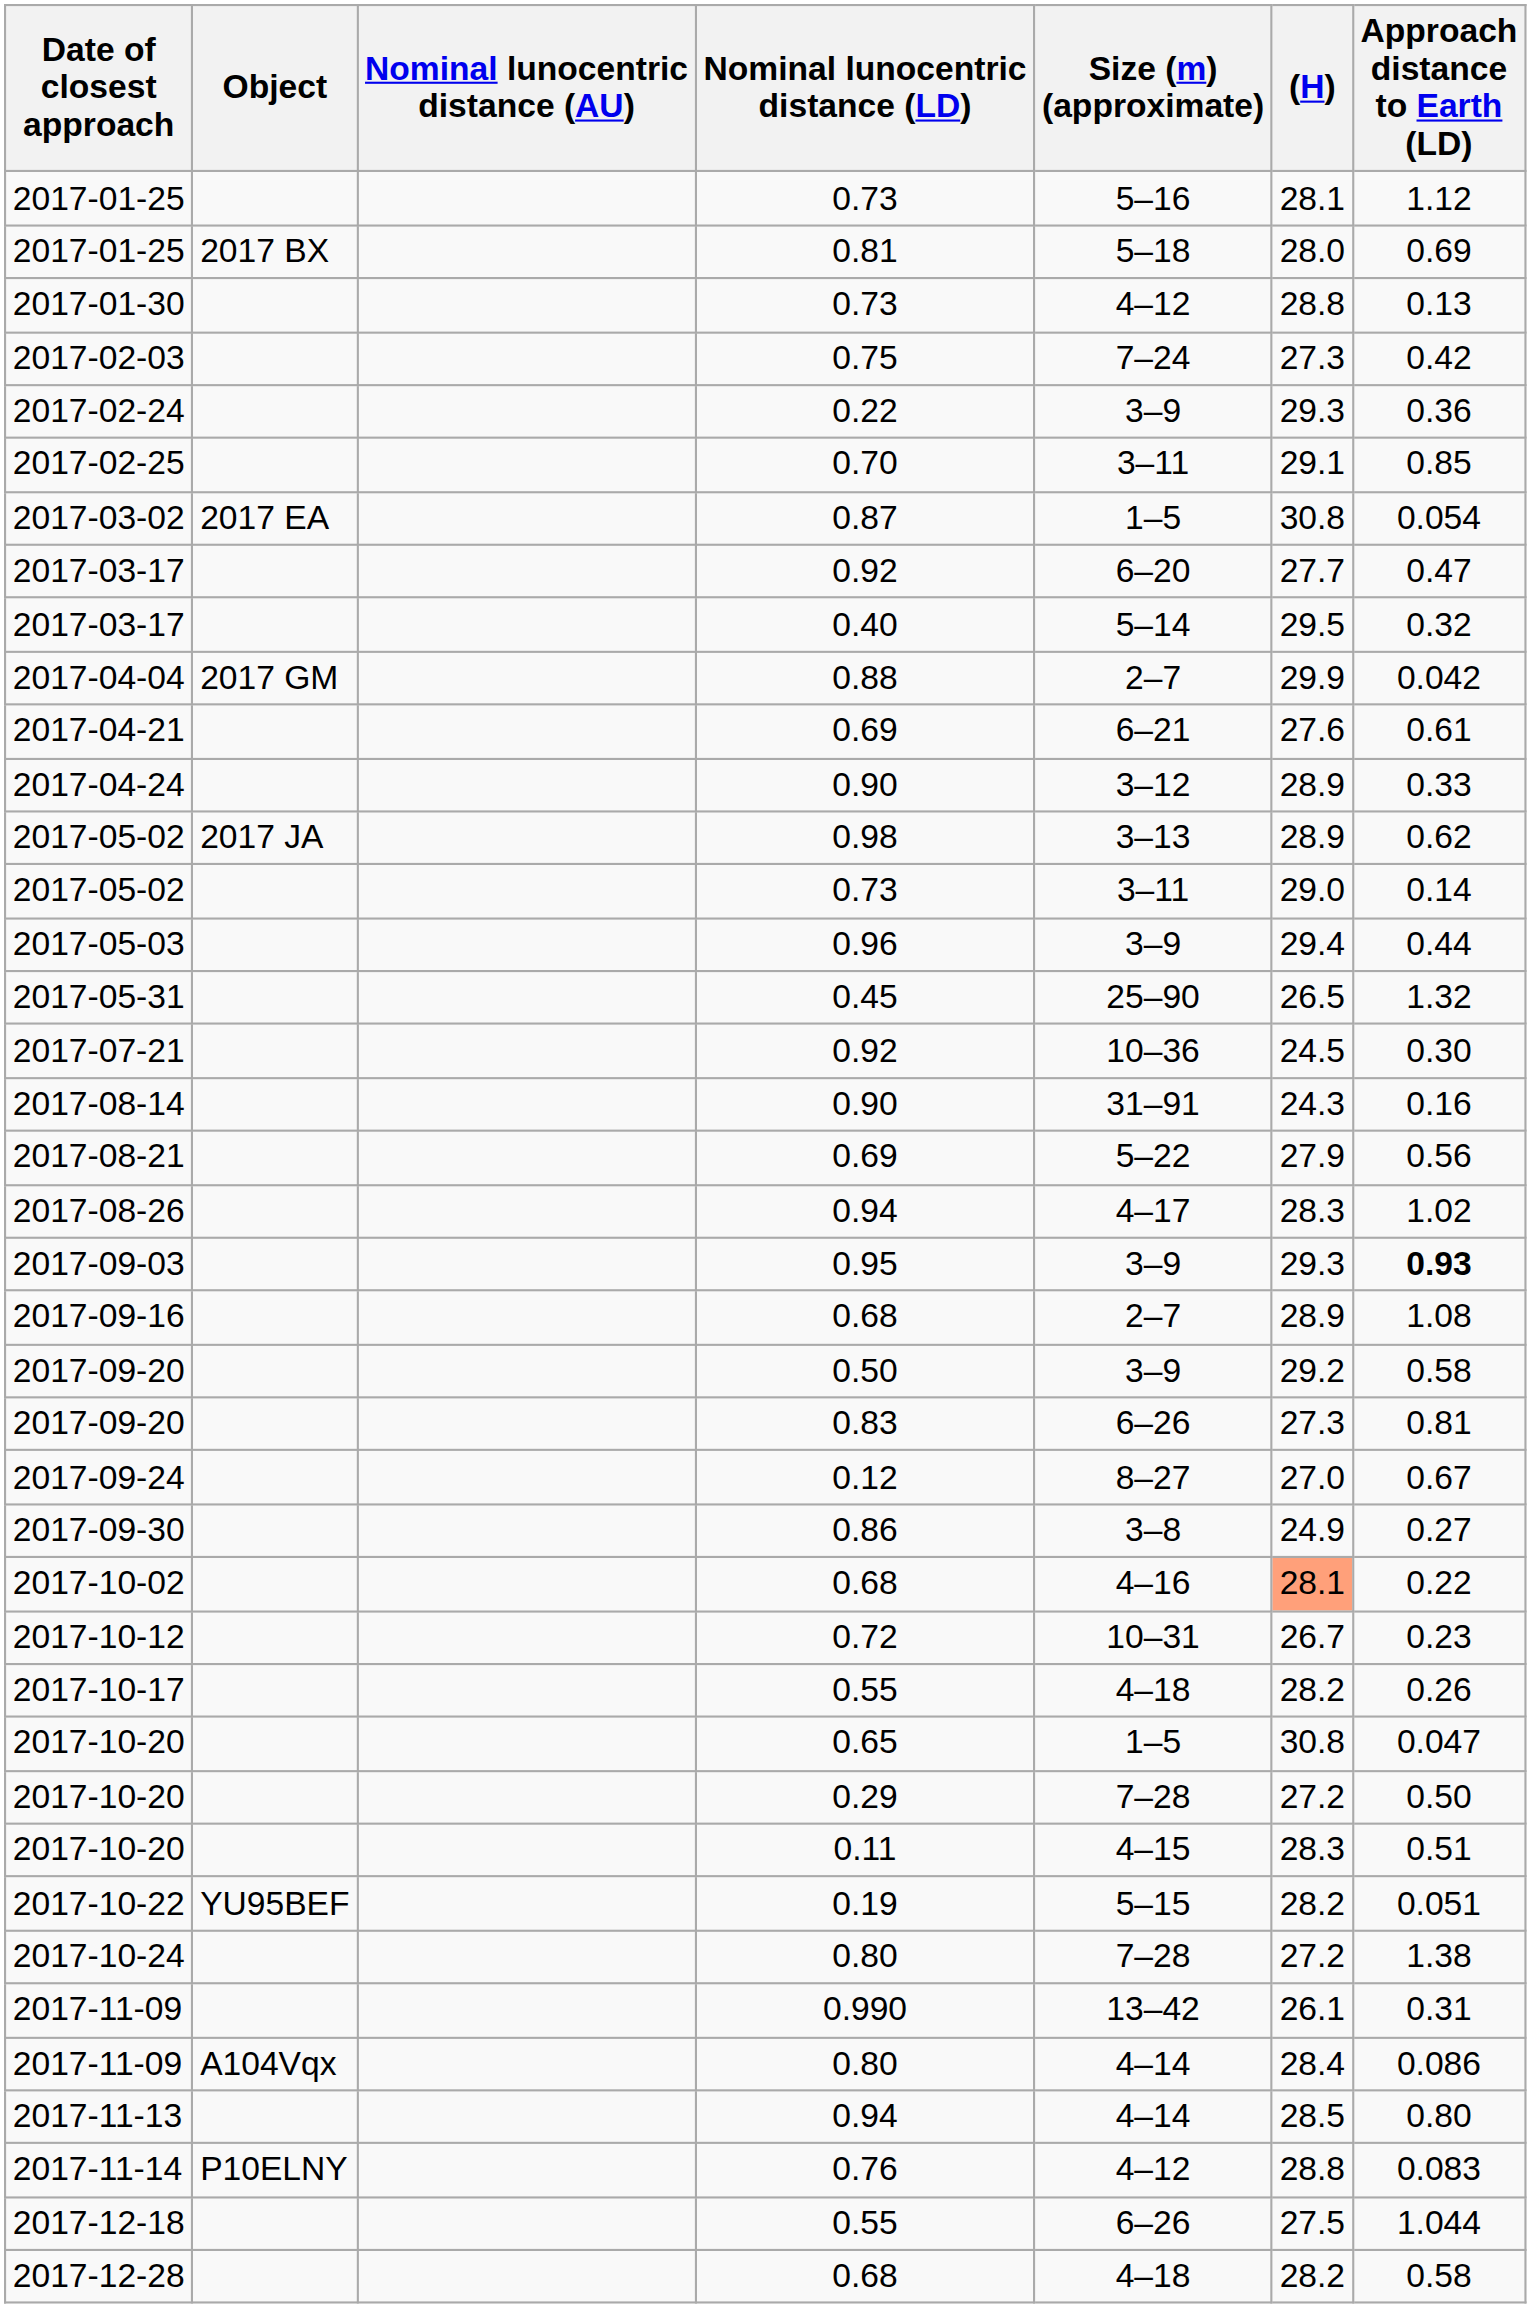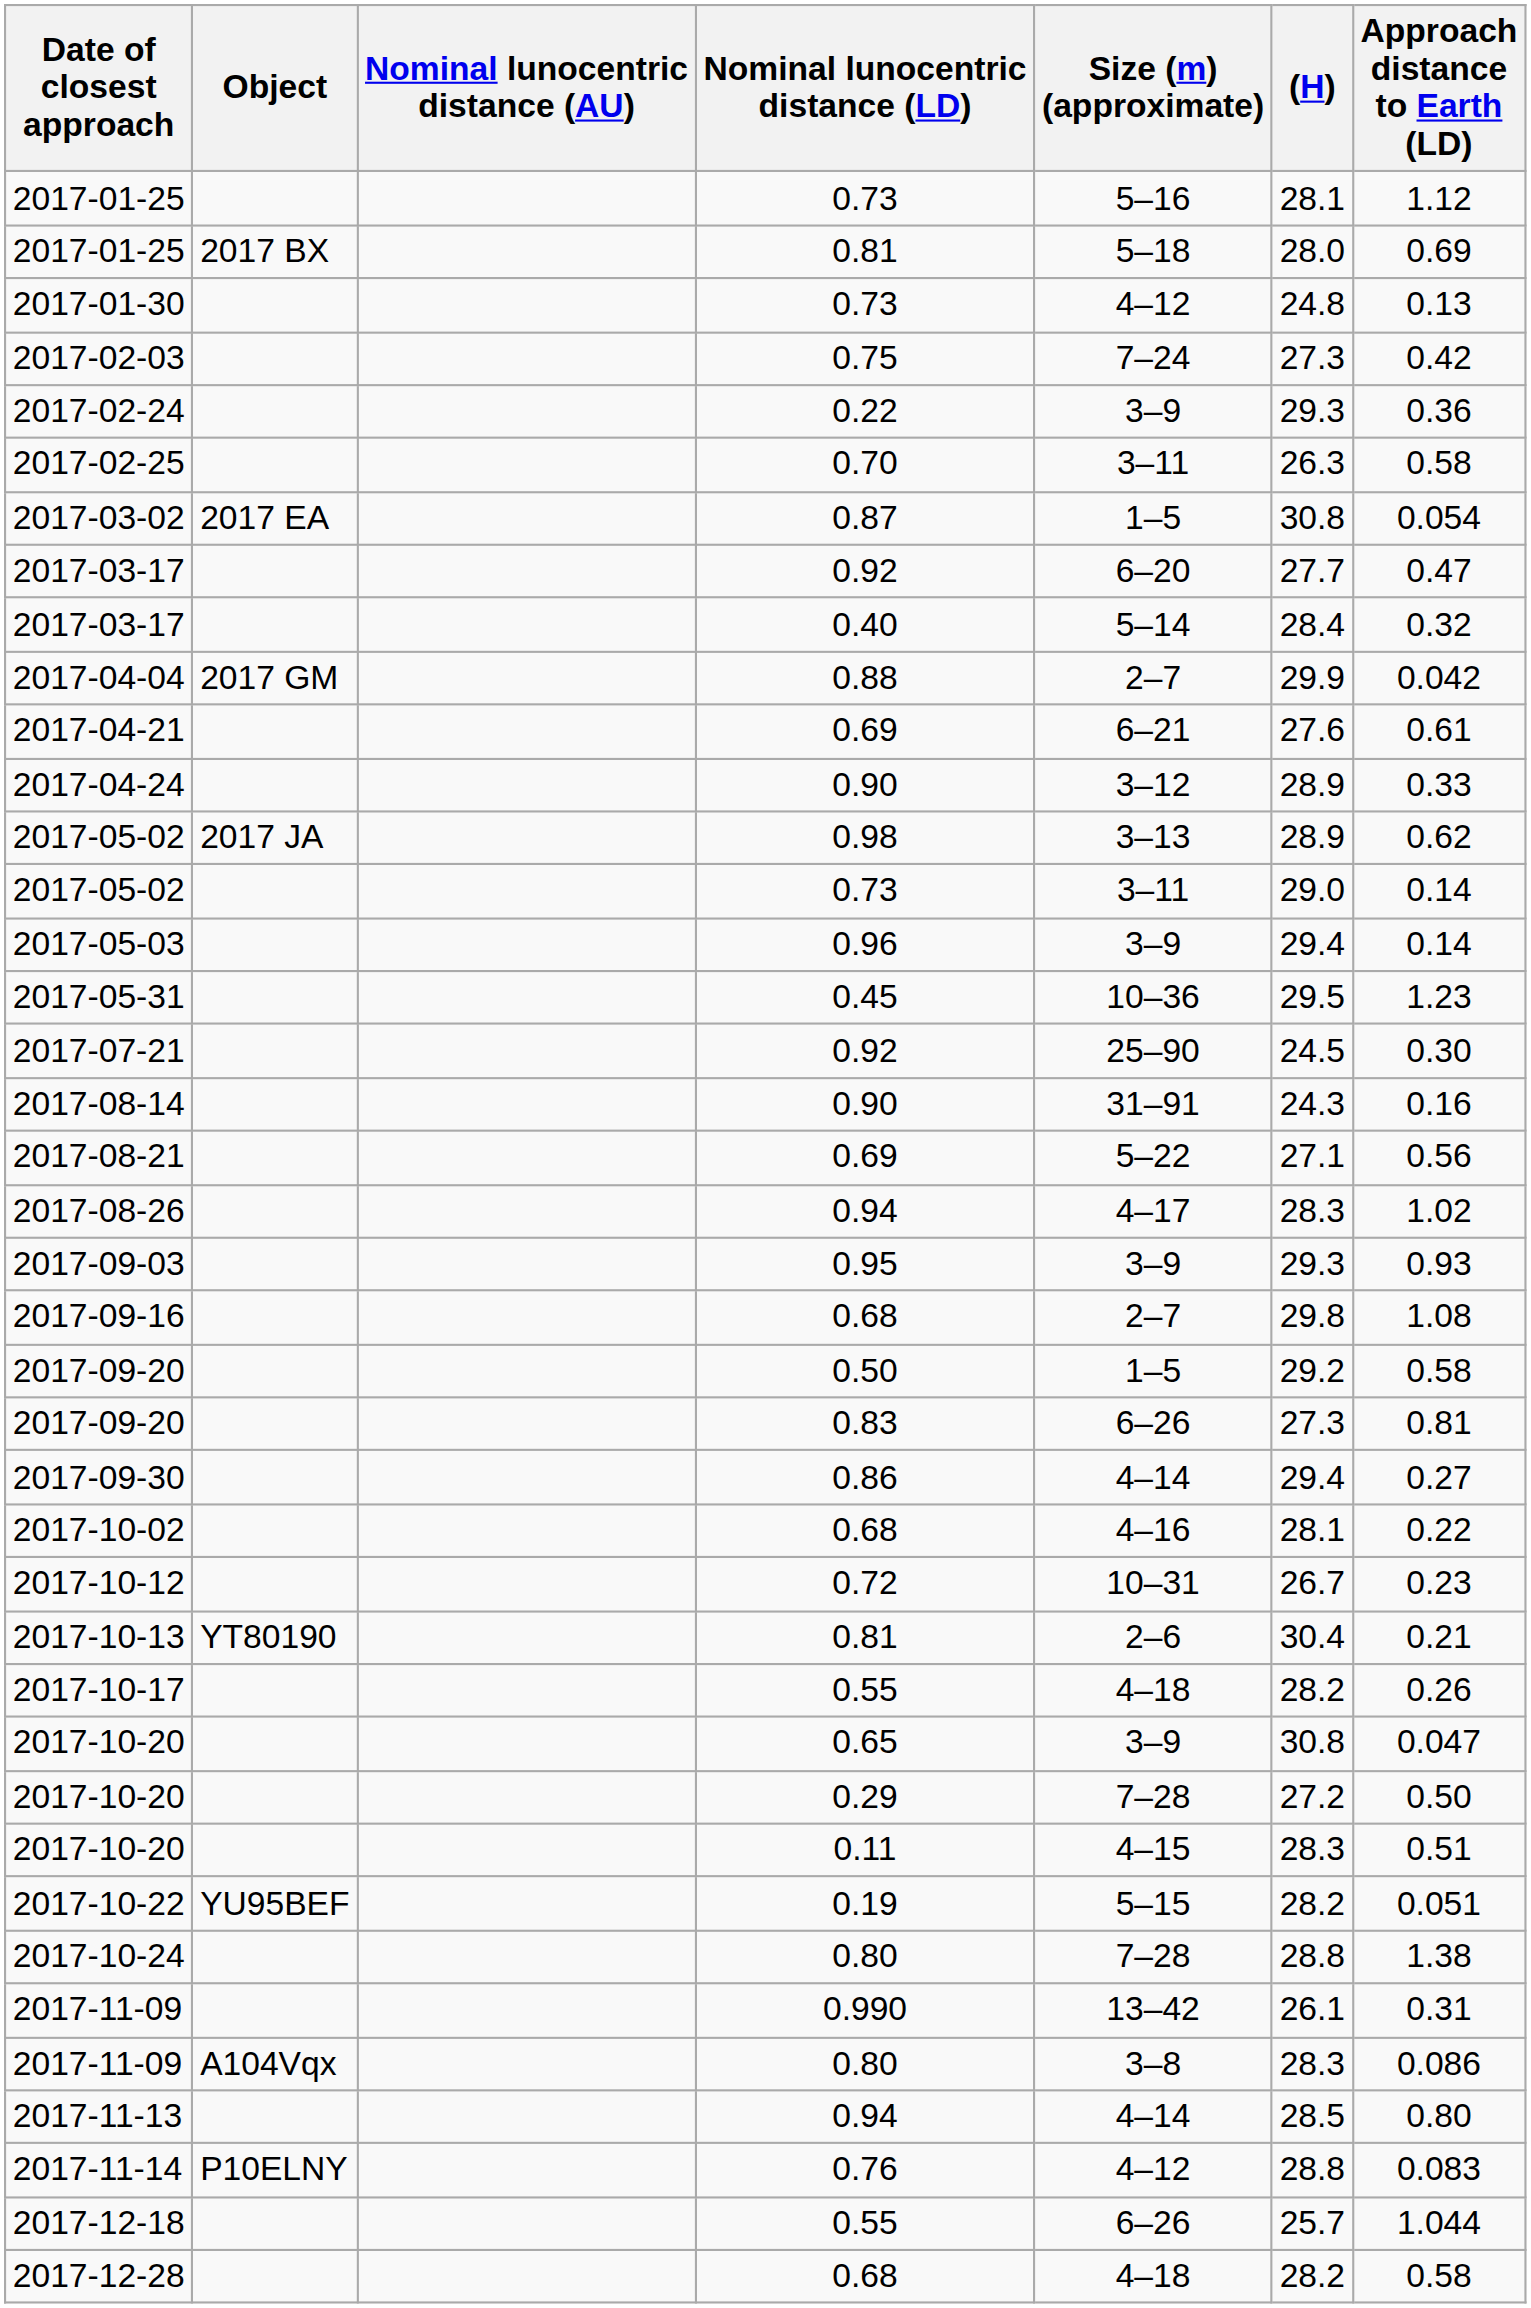(1312, 304) 28.8 -> (1312, 304) 24.8
(1312, 464) 29.1 -> (1312, 464) 26.3
(1439, 464) 0.85 -> (1439, 464) 0.58
(1312, 624) 29.5 -> (1312, 624) 28.4
(1439, 943) 0.44 -> (1439, 943) 0.14
(1153, 997) 25–90 -> (1153, 997) 10–36
(1312, 997) 26.5 -> (1312, 997) 29.5
(1439, 997) 1.32 -> (1439, 997) 1.23
(1153, 1050) 10–36 -> (1153, 1050) 25–90
(1312, 1157) 27.9 -> (1312, 1157) 27.1
(1439, 1263) bold -> (1439, 1263) normal
(1312, 1316) 28.9 -> (1312, 1316) 29.8
(1153, 1370) 3–9 -> (1153, 1370) 1–5
- row: (99, 1476)
(1153, 1530) 3–8 -> (1153, 1476) 4–14
(1312, 1530) 24.9 -> (1312, 1476) 29.4
(1312, 1583) lightsalmon background -> (1312, 1530) no background
+ row: (99, 1636)
(1153, 1743) 1–5 -> (1153, 1743) 3–9
(1312, 1956) 27.2 -> (1312, 1956) 28.8
(1153, 2062) 4–14 -> (1153, 2062) 3–8
(1312, 2062) 28.4 -> (1312, 2062) 28.3
(1312, 2222) 27.5 -> (1312, 2222) 25.7
